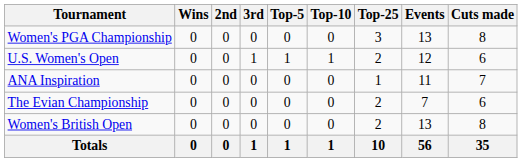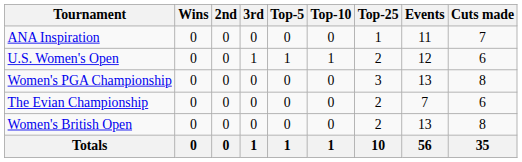rows swapped: (54, 80) <-> (90, 37)
